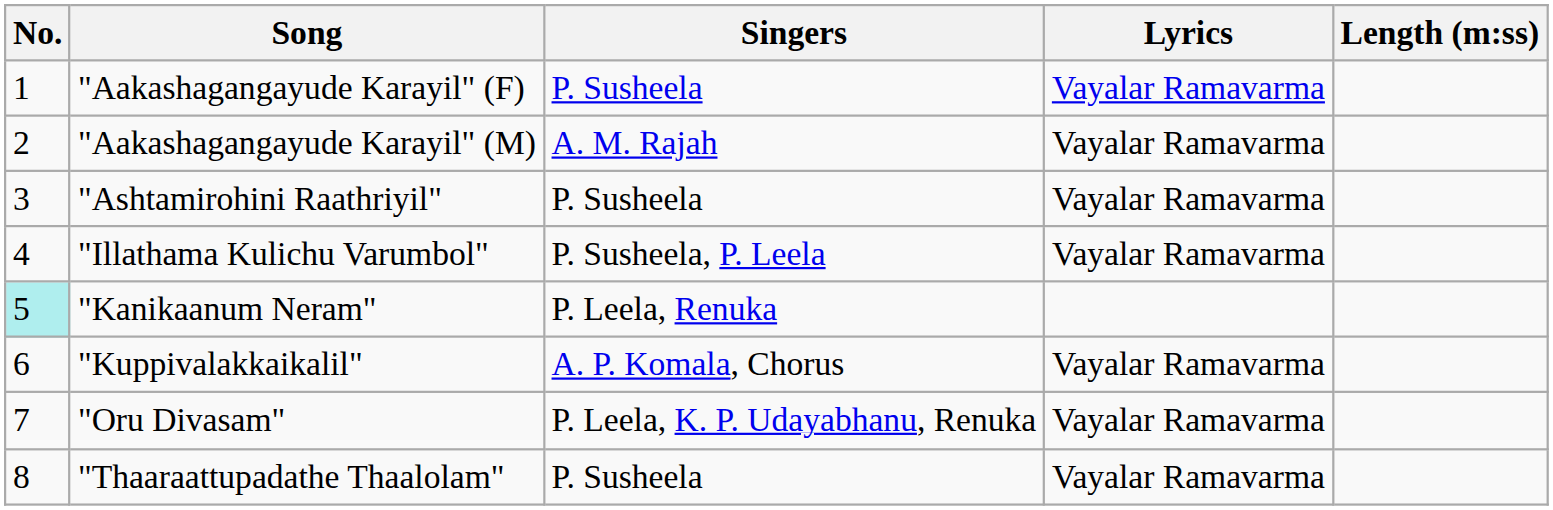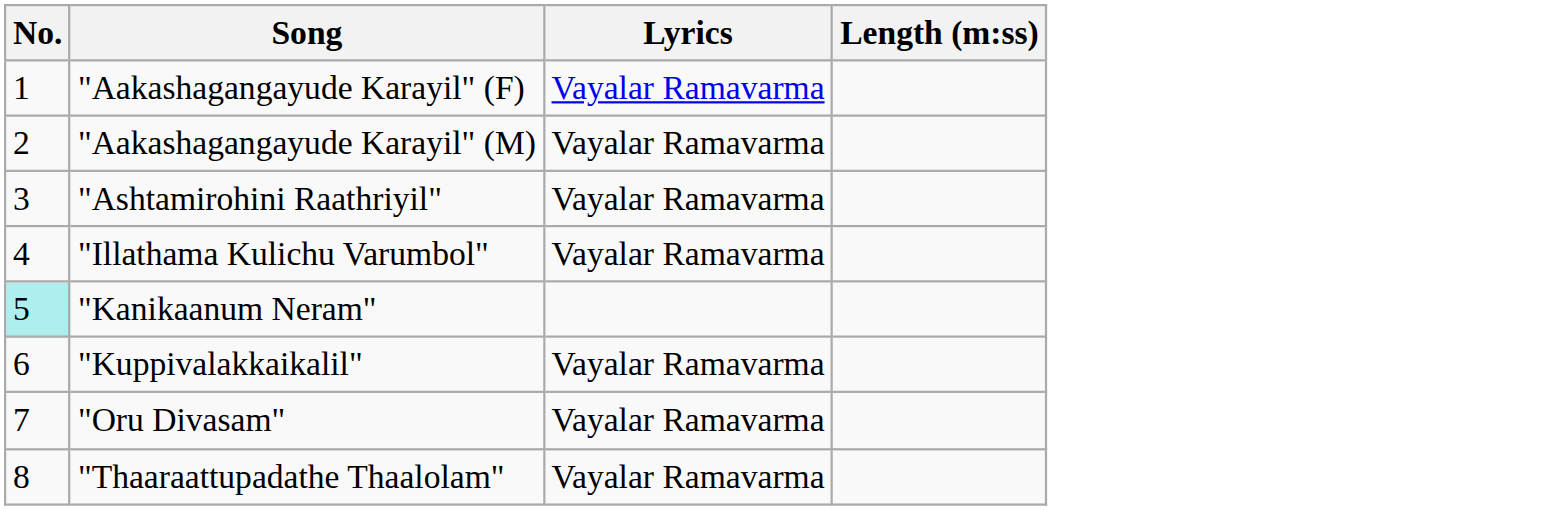- column: (794, 32)
